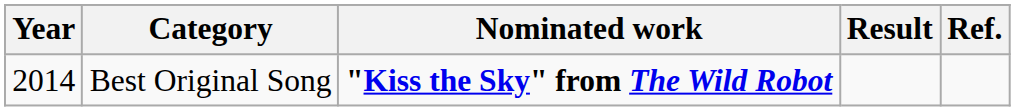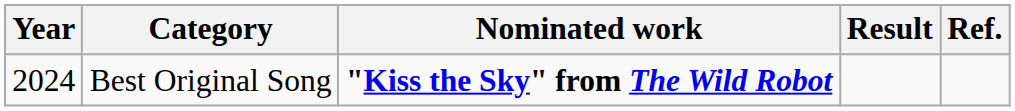(44, 79) 2014 -> (44, 79) 2024
